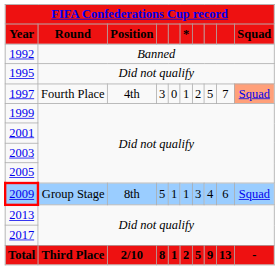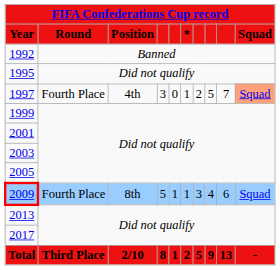(73, 194) Group Stage -> (74, 194) Fourth Place
